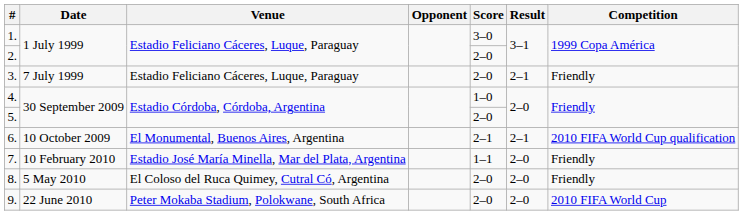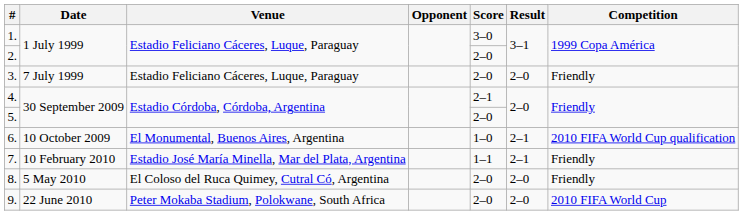(519, 76) 2–1 -> (519, 76) 2–0
(483, 96) 1–0 -> (483, 96) 2–1
(483, 138) 2–1 -> (483, 138) 1–0
(519, 158) 2–0 -> (519, 158) 2–1
